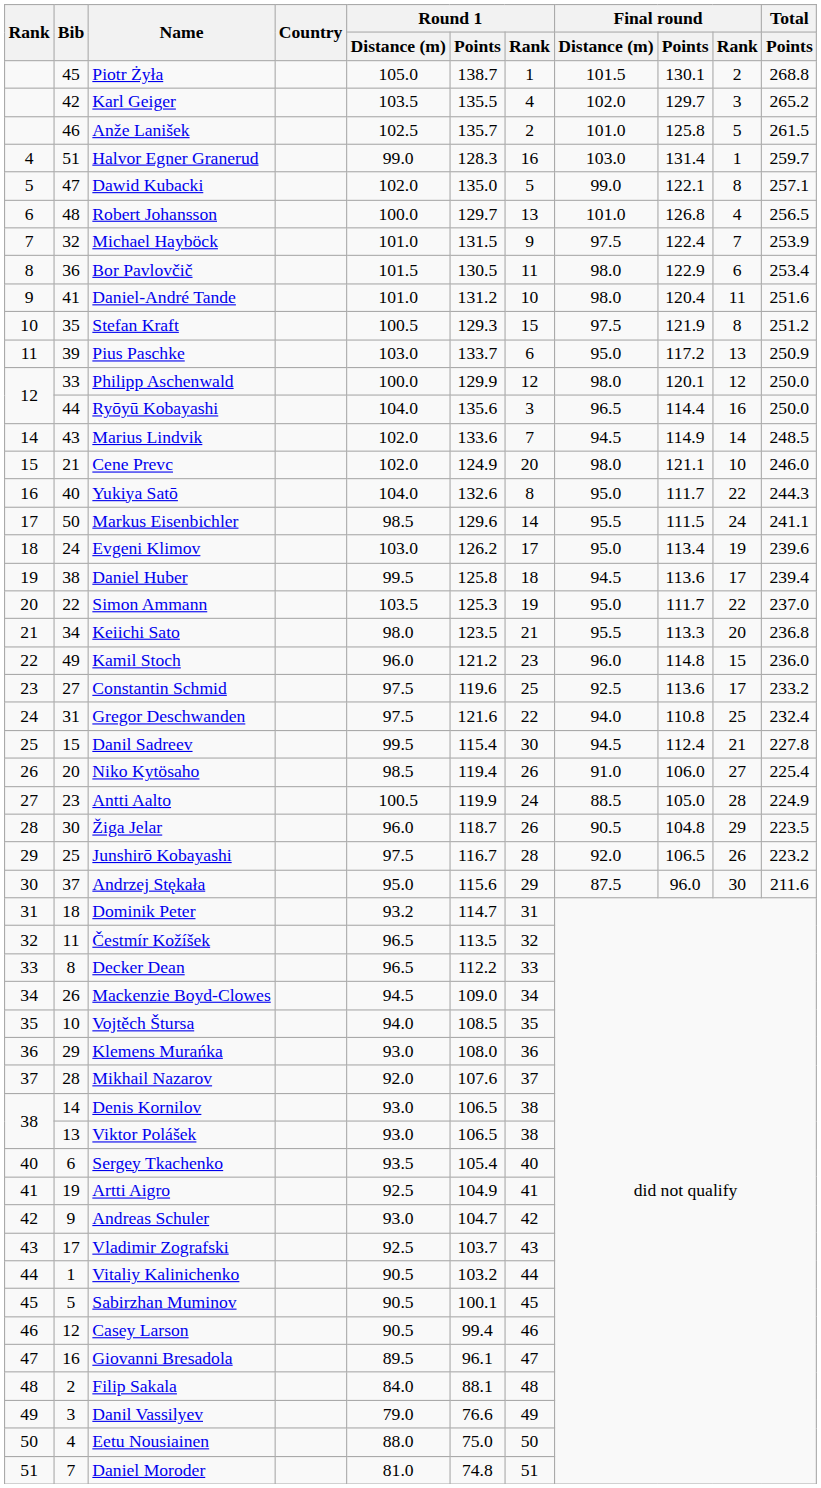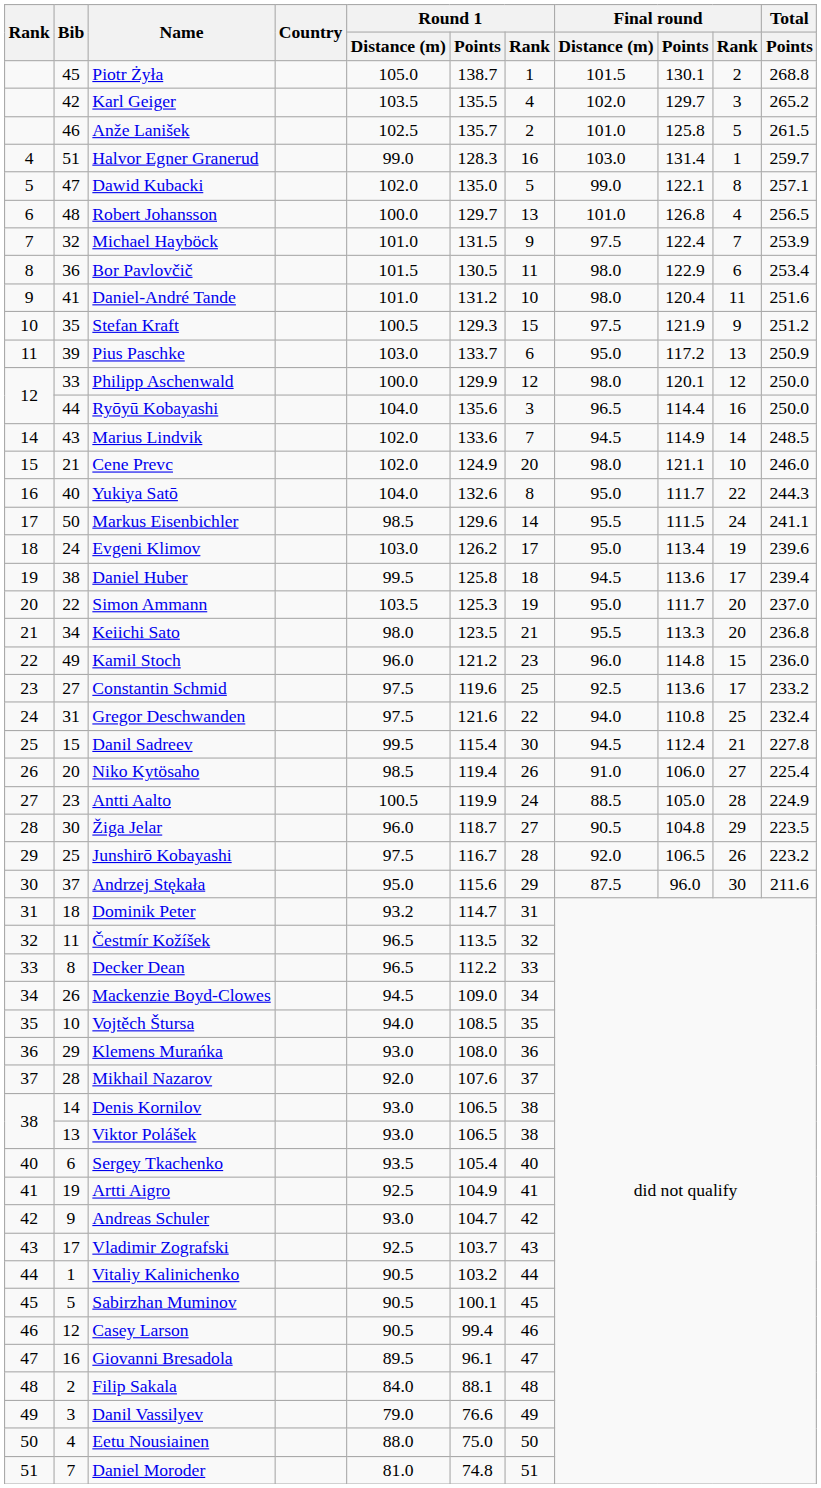(737, 325) 8 -> (737, 325) 9
(737, 604) 22 -> (737, 604) 20
(530, 827) 26 -> (530, 827) 27
